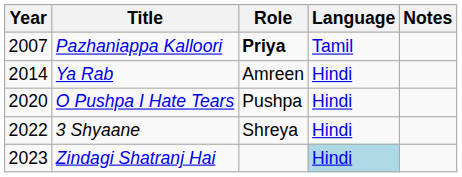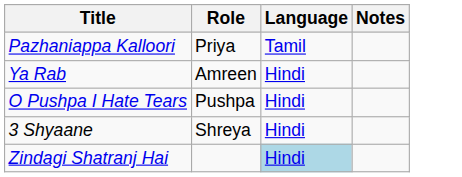- column: (28, 18)
(264, 46) bold -> (215, 46) normal
